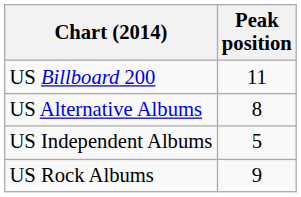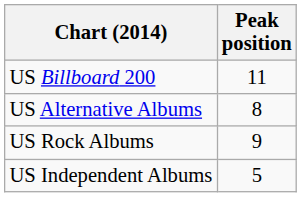rows swapped: (111, 142) <-> (82, 175)
